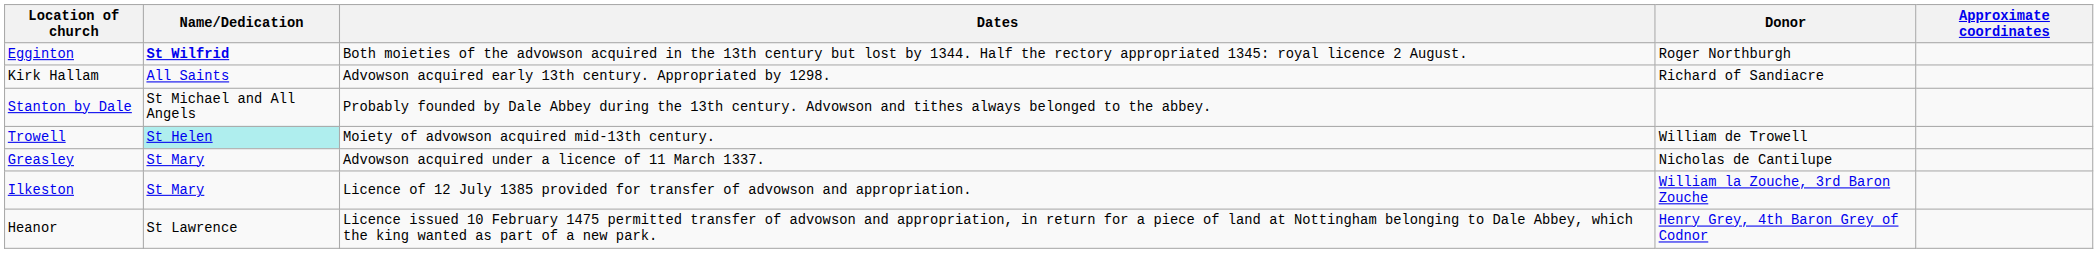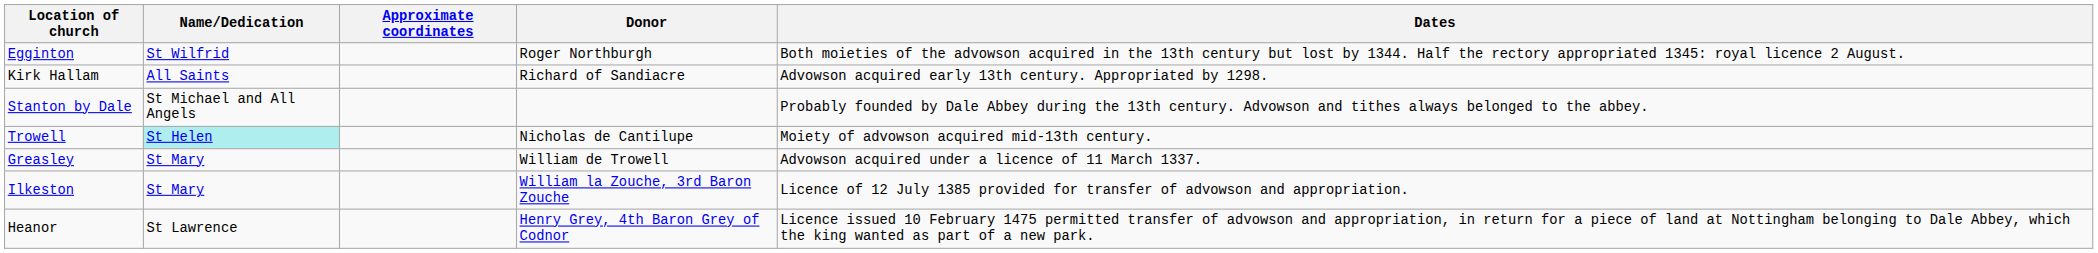columns swapped: (998, 24) <-> (2004, 24)
(188, 54) bold -> (188, 54) normal
(1733, 137) William de Trowell -> (606, 137) Nicholas de Cantilupe
(1745, 160) Nicholas de Cantilupe -> (594, 160) William de Trowell
